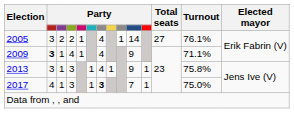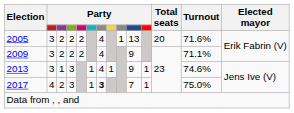(82, 38) 1 -> (82, 38) 2
(134, 38) 14 -> (134, 38) 13
(159, 38) 27 -> (159, 38) 20
(197, 38) 76.1% -> (197, 38) 71.6%
(52, 54) bold -> (52, 54) normal
(62, 54) 1 -> (62, 54) 2
(72, 54) 4 -> (72, 54) 2
(82, 54) 1 -> (82, 54) 2
(197, 69) 75.8% -> (197, 69) 74.6%
(62, 85) 1 -> (62, 85) 2
